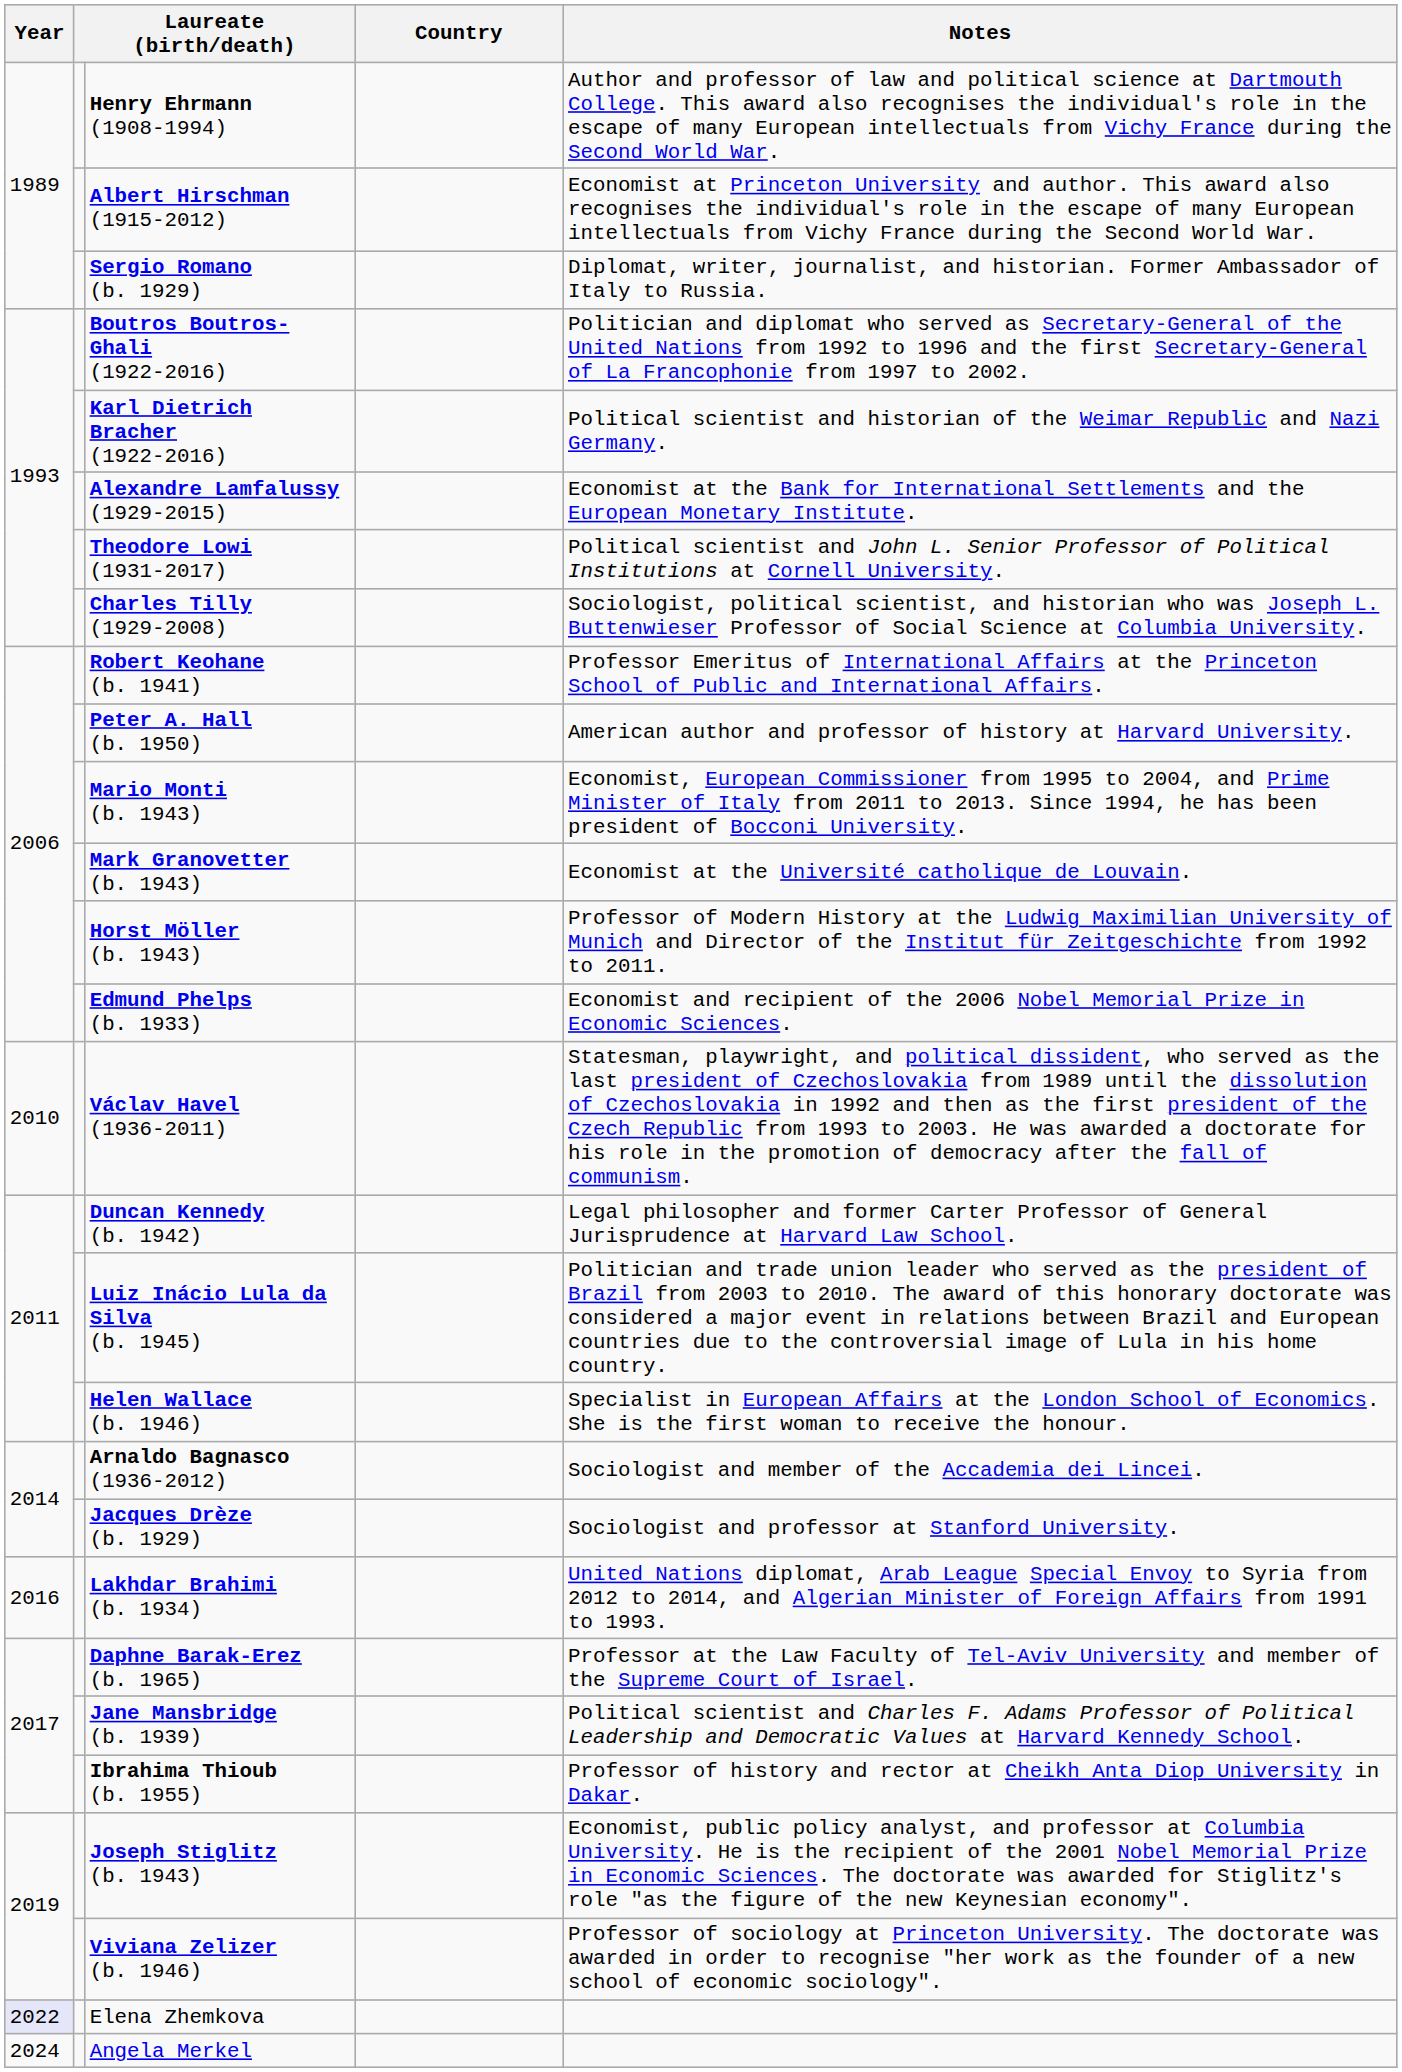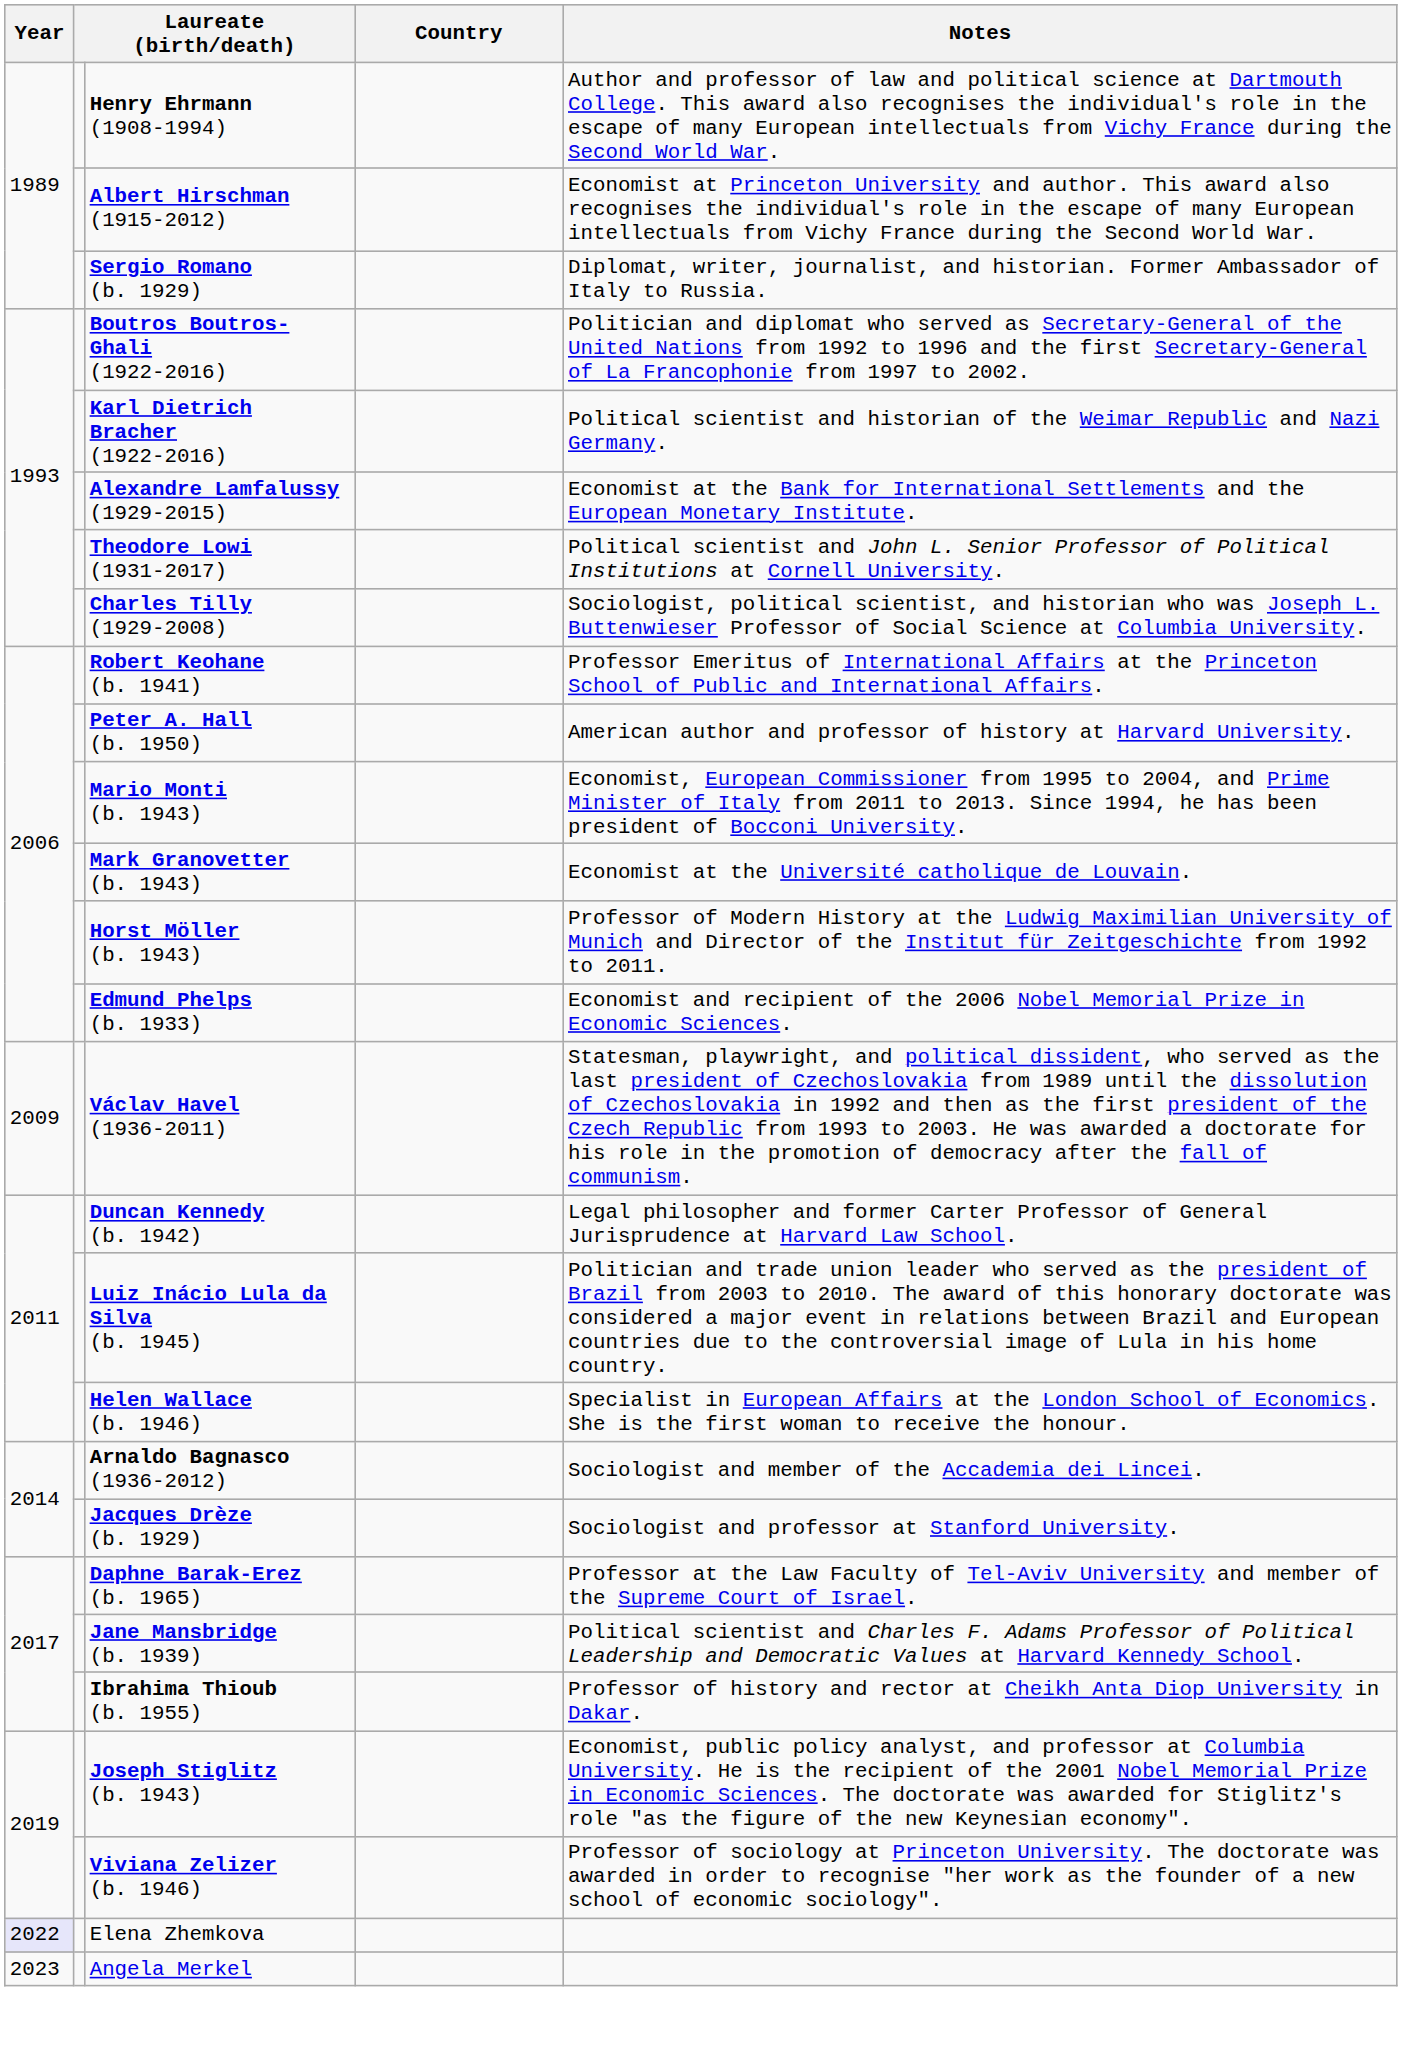(35, 1118) 2010 -> (35, 1118) 2009
- row: (183, 1598)
(35, 2051) 2024 -> (35, 1969) 2023
